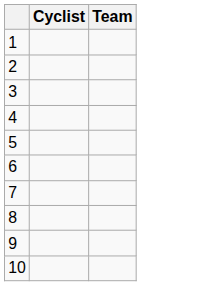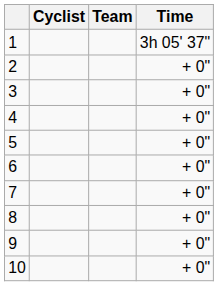+ column: (175, 17)
